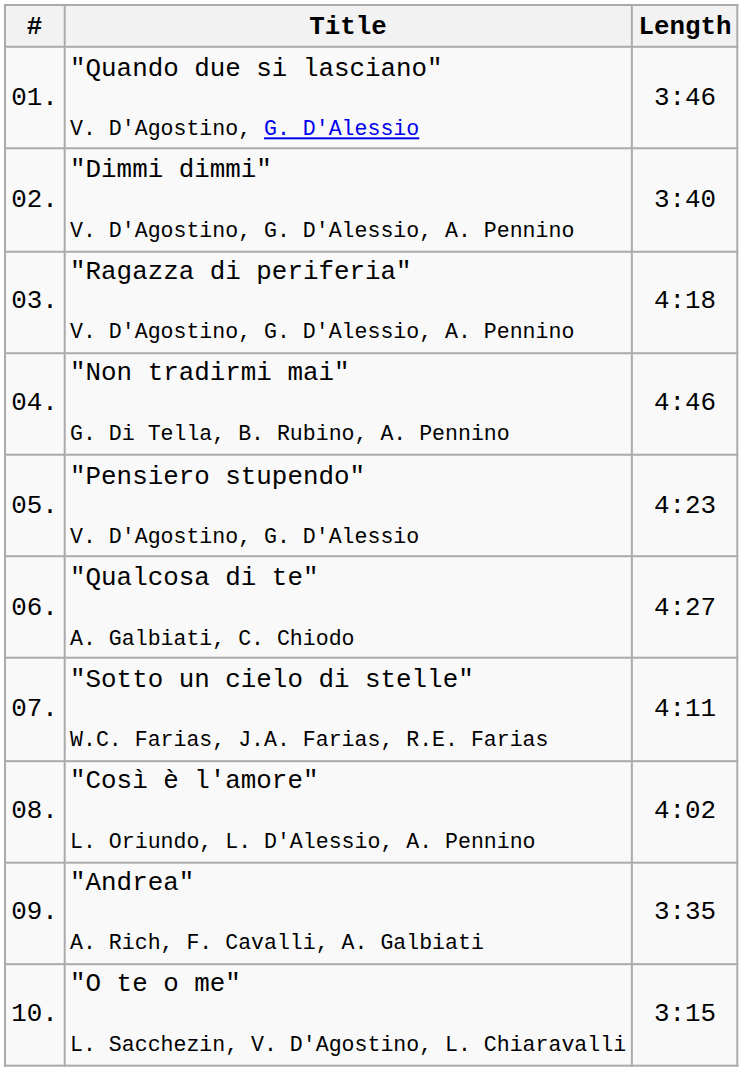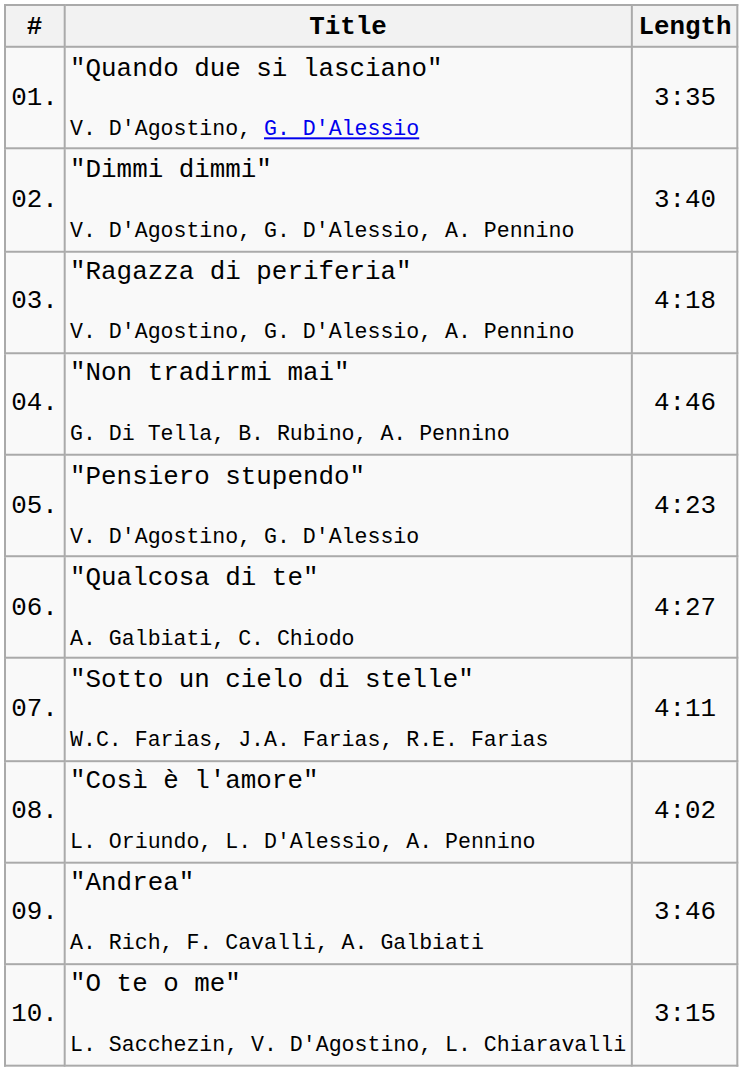(685, 98) 3:46 -> (685, 98) 3:35
(685, 913) 3:35 -> (685, 913) 3:46
